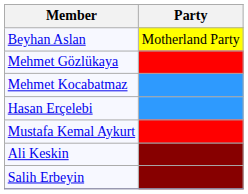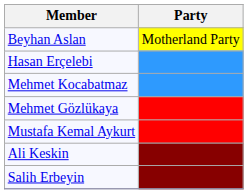rows swapped: (50, 108) <-> (63, 62)
